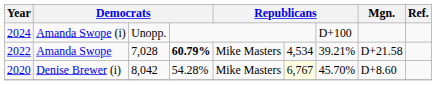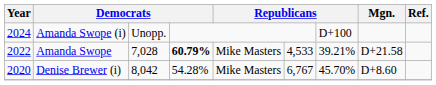(300, 51) 4,534 -> (300, 51) 4,533
(300, 70) lightyellow background -> (300, 70) no background
